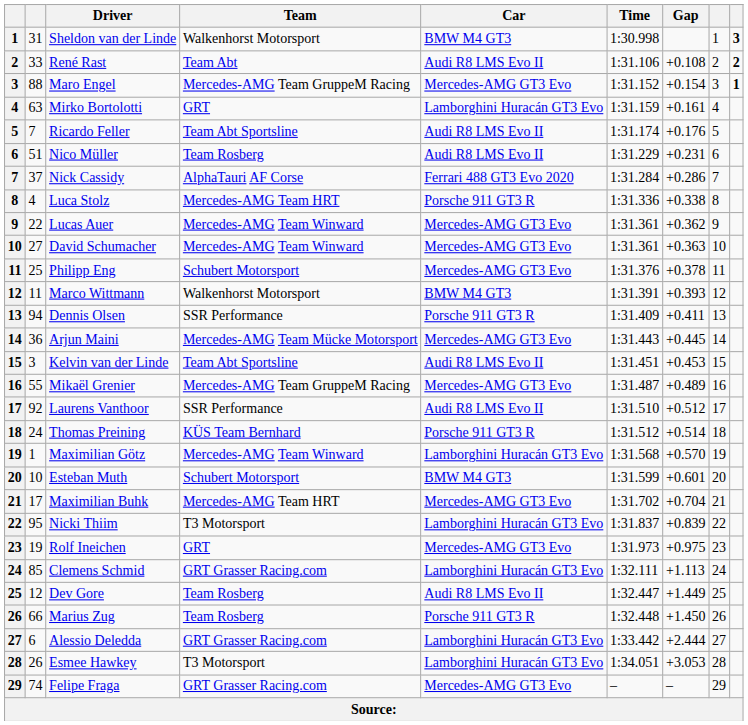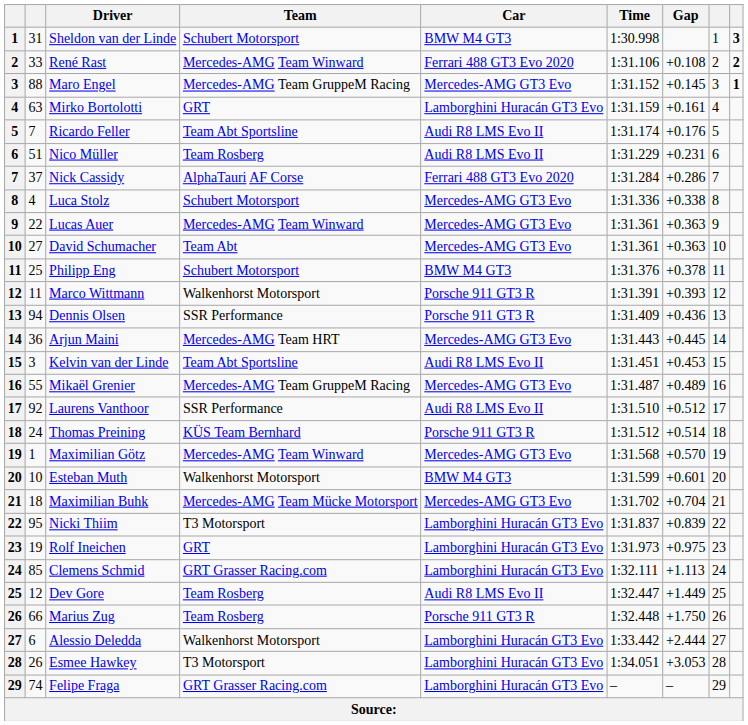(251, 38) Walkenhorst Motorsport -> (241, 38) Schubert Motorsport
(210, 61) Team Abt -> (273, 61) Mercedes-AMG Team Winward
(484, 61) Audi R8 LMS Evo II -> (499, 61) Ferrari 488 GT3 Evo 2020
(686, 84) +0.154 -> (686, 84) +0.145
(261, 200) Mercedes-AMG Team HRT -> (241, 200) Schubert Motorsport
(479, 200) Porsche 911 GT3 R -> (498, 200) Mercedes-AMG GT3 Evo
(686, 223) +0.362 -> (686, 223) +0.363
(273, 246) Mercedes-AMG Team Winward -> (210, 246) Team Abt
(498, 269) Mercedes-AMG GT3 Evo -> (468, 269) BMW M4 GT3
(468, 292) BMW M4 GT3 -> (479, 292) Porsche 911 GT3 R
(685, 316) +0.411 -> (686, 316) +0.436
(300, 339) Mercedes-AMG Team Mücke Motorsport -> (261, 339) Mercedes-AMG Team HRT
(514, 454) Lamborghini Huracán GT3 Evo -> (498, 454) Mercedes-AMG GT3 Evo
(241, 477) Schubert Motorsport -> (251, 477) Walkenhorst Motorsport
(35, 500) 17 -> (35, 500) 18
(261, 500) Mercedes-AMG Team HRT -> (300, 500) Mercedes-AMG Team Mücke Motorsport
(498, 547) Mercedes-AMG GT3 Evo -> (514, 547) Lamborghini Huracán GT3 Evo
(686, 616) +1.450 -> (686, 616) +1.750
(255, 639) GRT Grasser Racing.com -> (251, 639) Walkenhorst Motorsport
(498, 685) Mercedes-AMG GT3 Evo -> (514, 685) Lamborghini Huracán GT3 Evo
